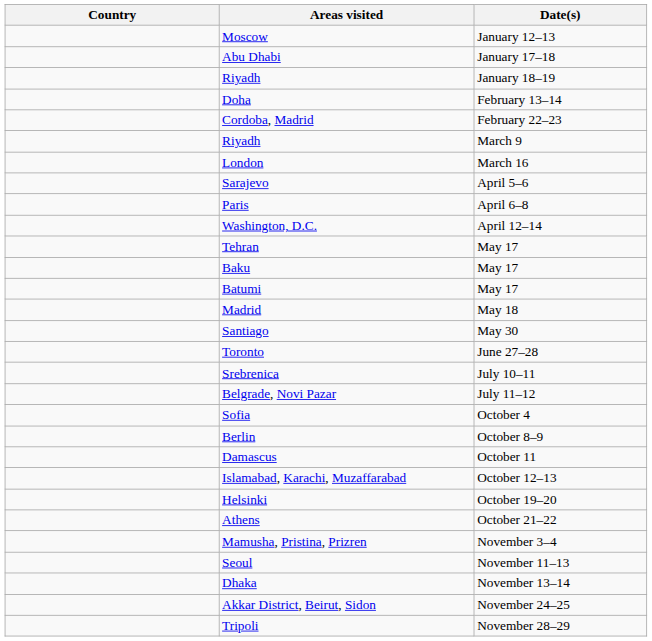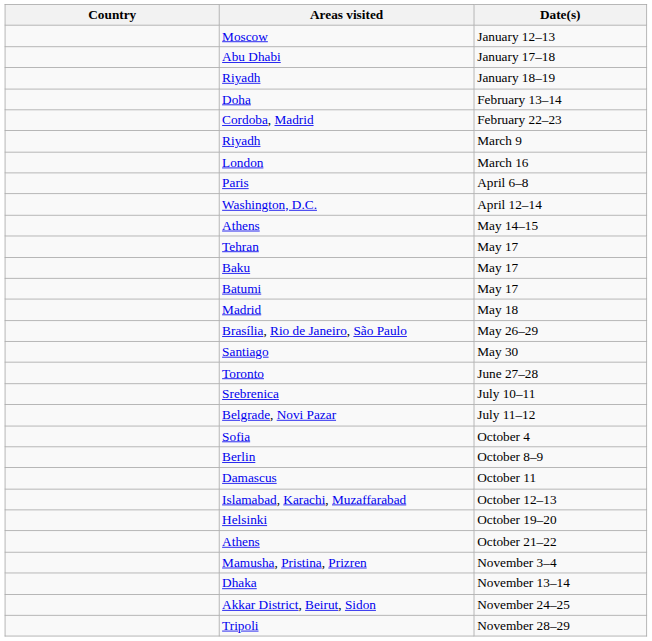- row: (245, 183)
+ row: (241, 225)
+ row: (315, 330)
- row: (237, 562)
